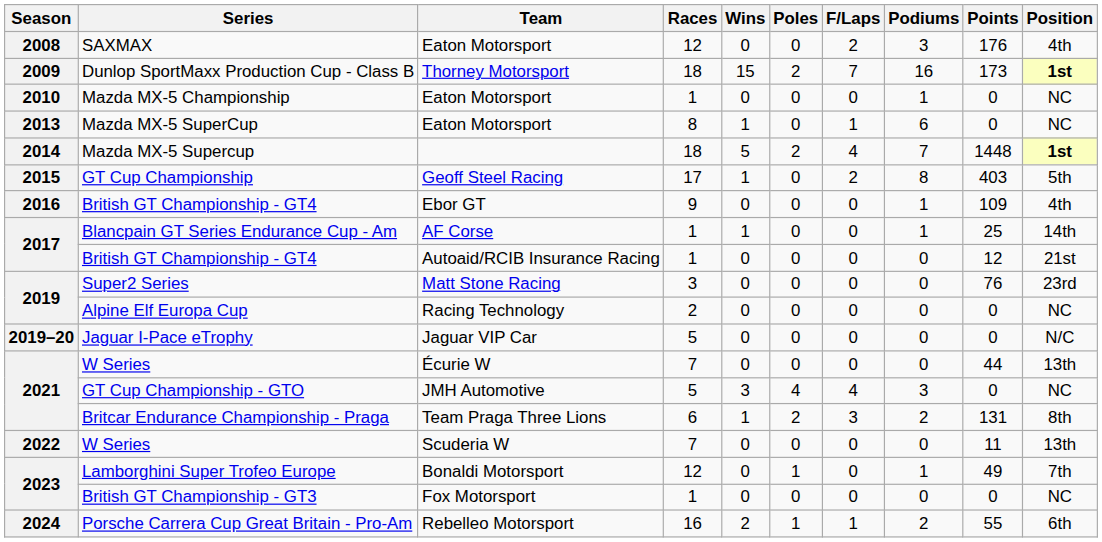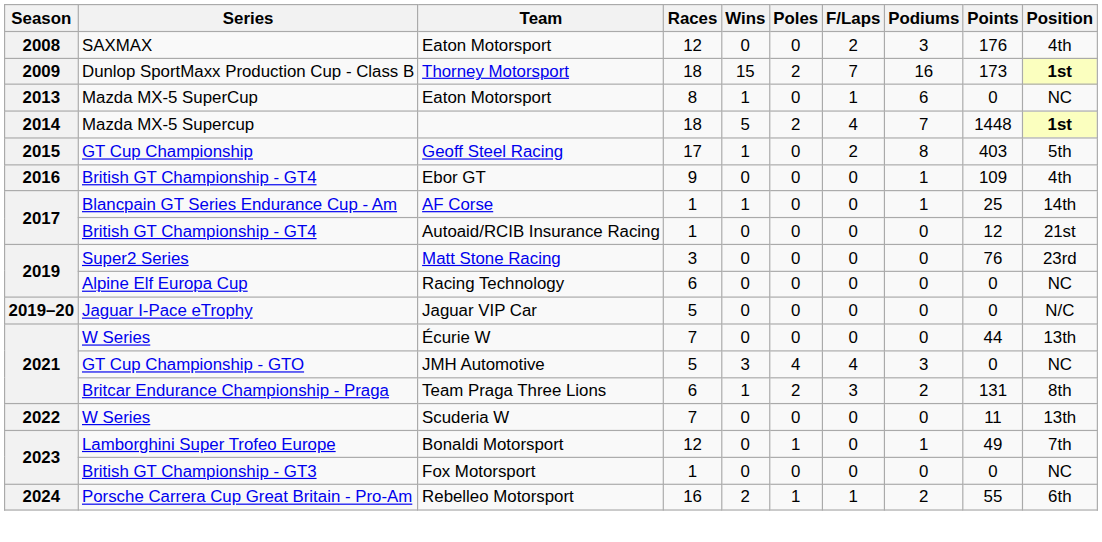- row: (186, 98)
(693, 311) 2 -> (693, 284) 6
